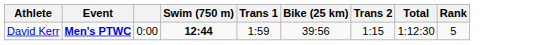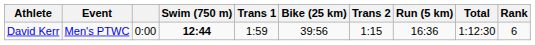+ column: (425, 14)
(98, 31) bold -> (97, 31) normal
(453, 31) 5 -> (514, 31) 6
